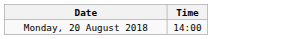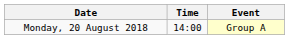+ column: (246, 12)
